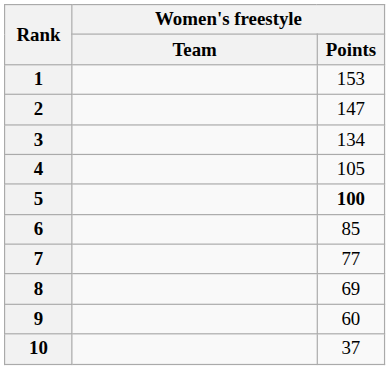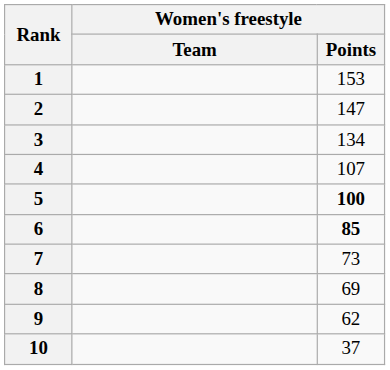(351, 169) 105 -> (351, 169) 107
(351, 229) normal -> (351, 229) bold
(351, 259) 77 -> (351, 259) 73
(351, 318) 60 -> (351, 318) 62
